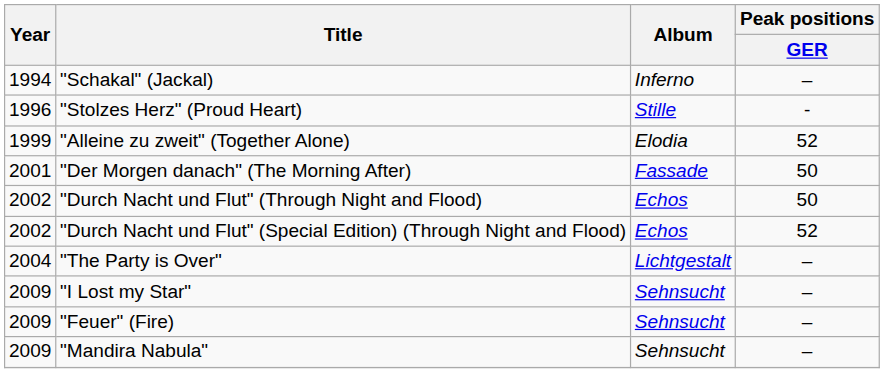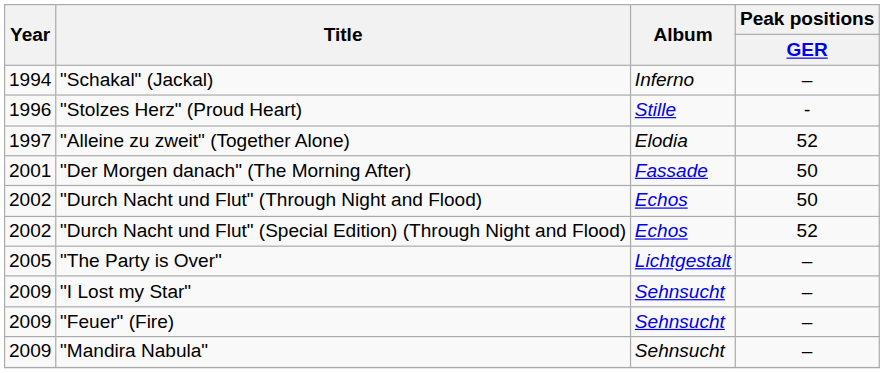(30, 140) 1999 -> (30, 140) 1997
(30, 261) 2004 -> (30, 261) 2005
